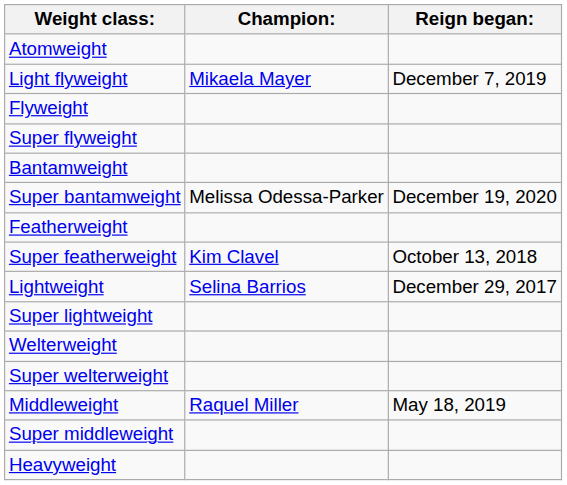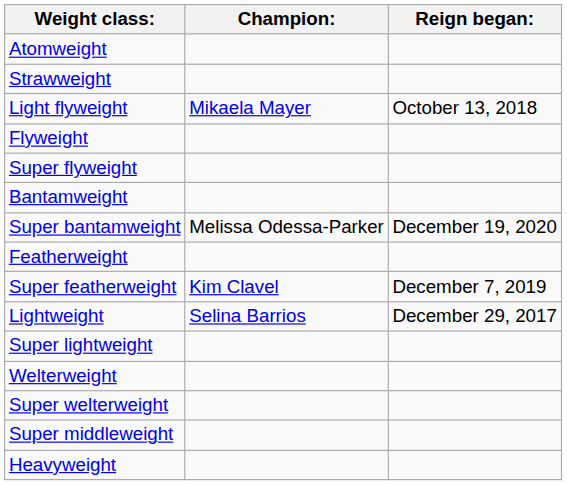+ row: (60, 78)
(469, 78) December 7, 2019 -> (465, 108) October 13, 2018
(465, 256) October 13, 2018 -> (469, 286) December 7, 2019
- row: (64, 405)
